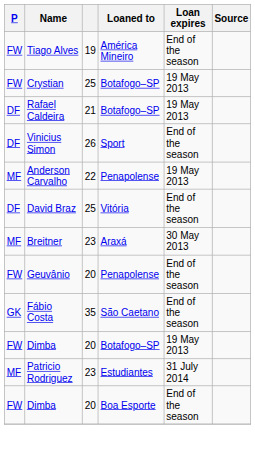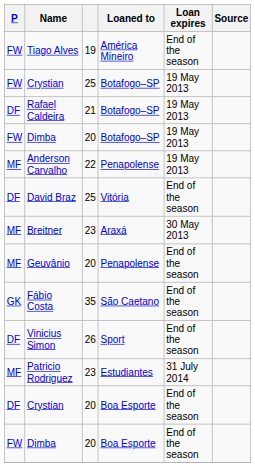rows swapped: (41, 345) <-> (44, 143)
(14, 274) FW -> (14, 263) MF
+ row: (45, 405)
